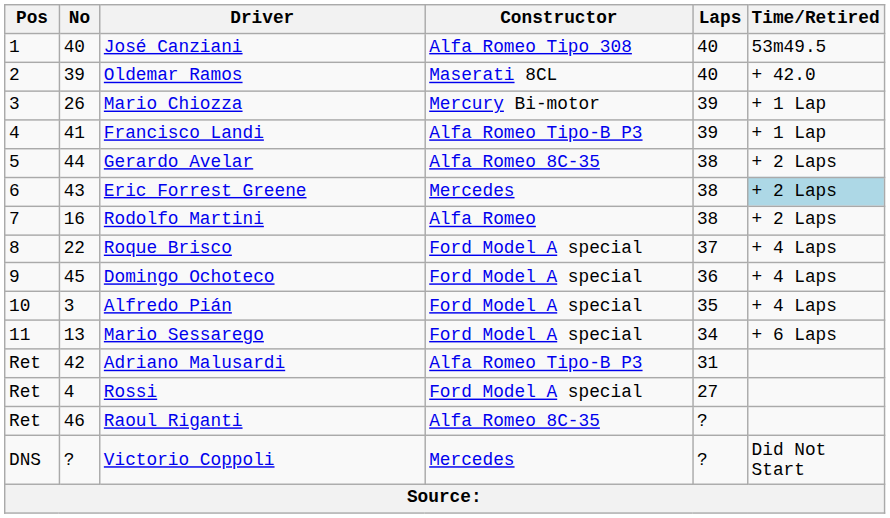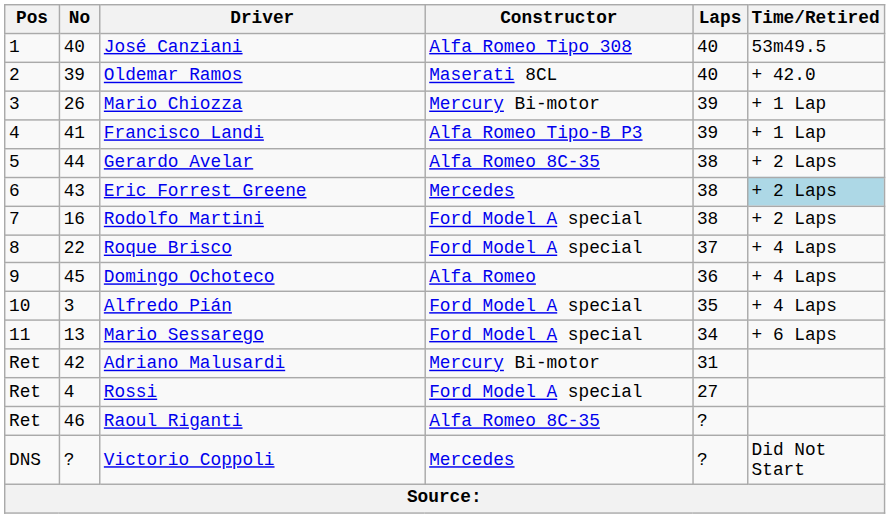(483, 220) Alfa Romeo -> (536, 220) Ford Model A special
(536, 278) Ford Model A special -> (483, 278) Alfa Romeo
(536, 364) Alfa Romeo Tipo-B P3 -> (515, 364) Mercury Bi-motor
